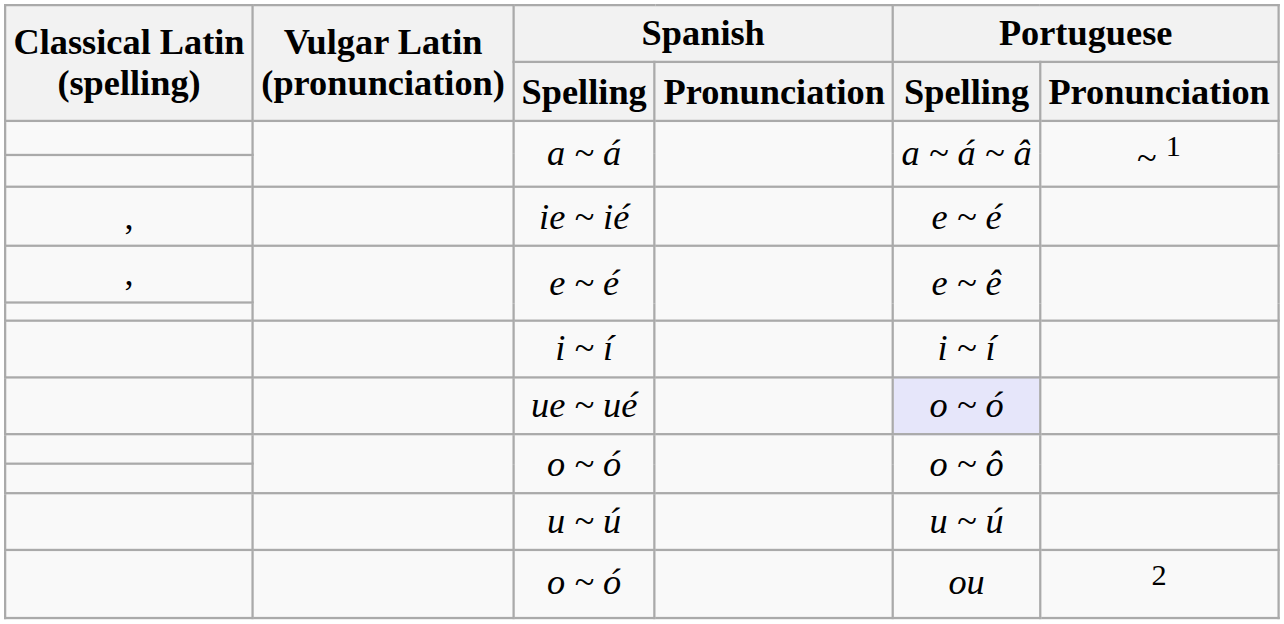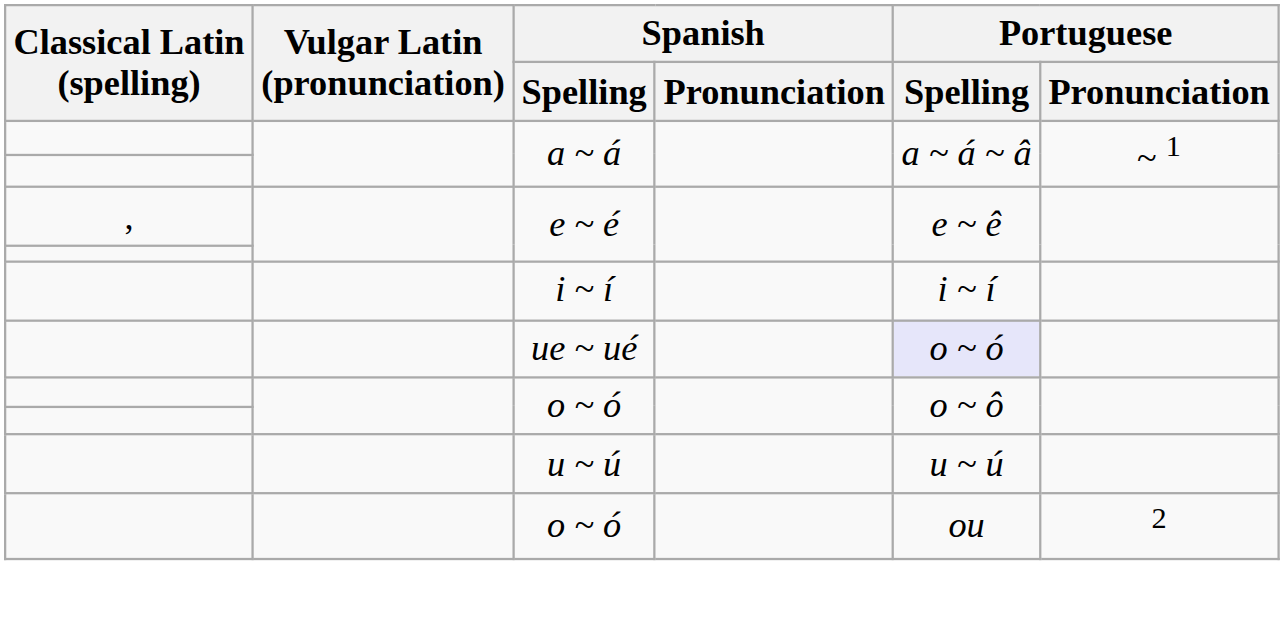- row: (129, 215)
